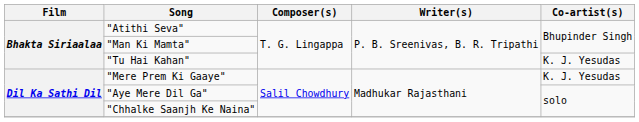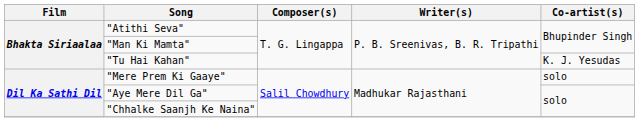(582, 77) K. J. Yesudas -> (555, 77) solo
